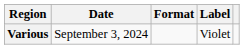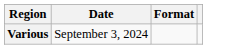- column: (215, 14)
